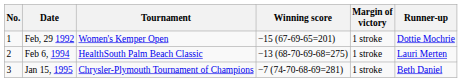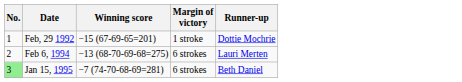- column: (166, 18)
(367, 54) 1 stroke -> (190, 54) 6 strokes
(9, 70) no background -> (9, 70) lightgreen background
(367, 70) 1 stroke -> (190, 70) 6 strokes
